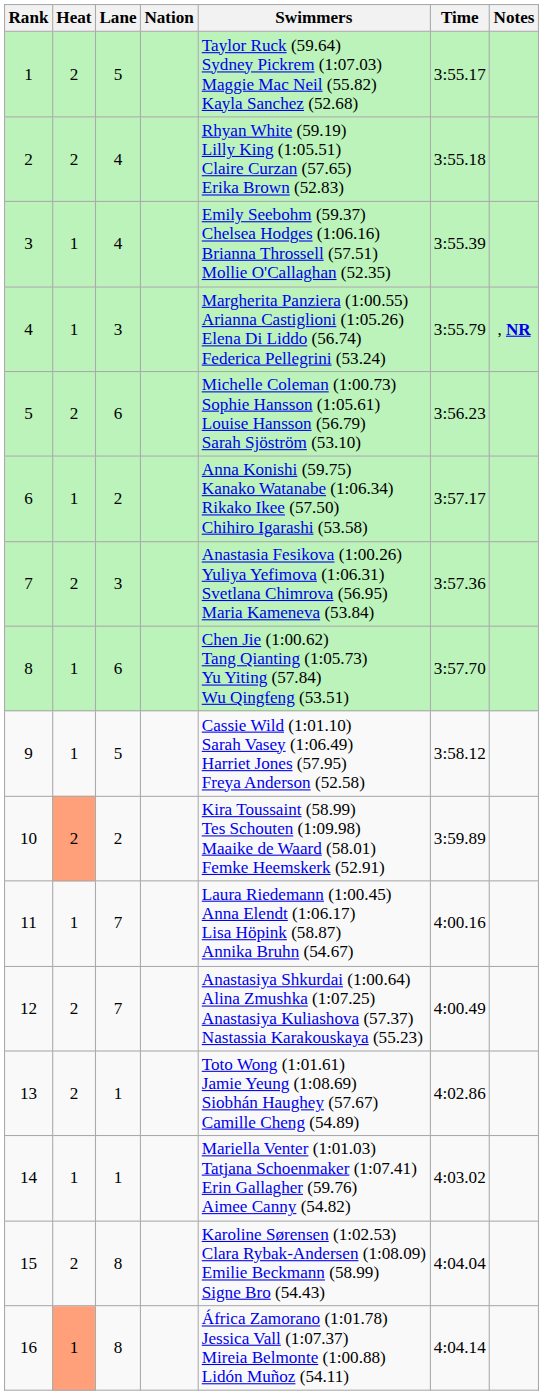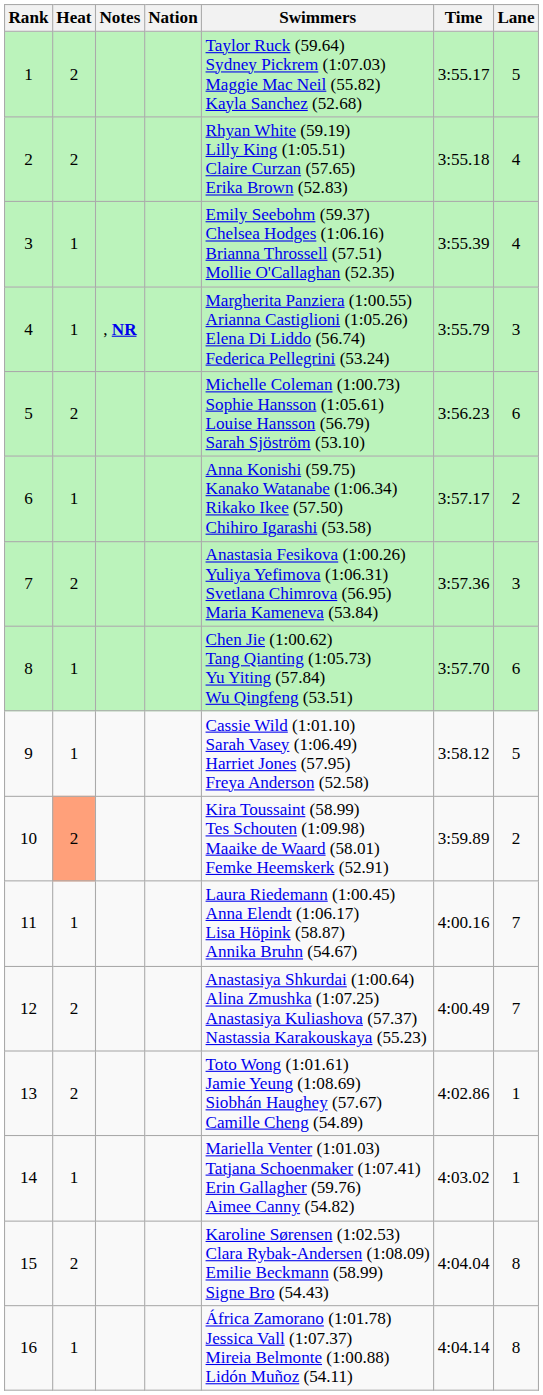columns swapped: (118, 18) <-> (514, 18)
(74, 1348) lightsalmon background -> (74, 1348) no background
